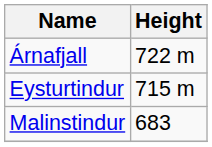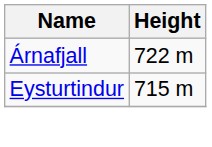- row: (67, 123)
